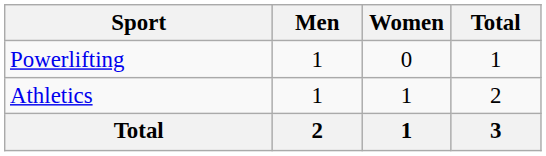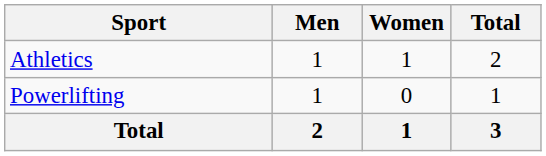rows swapped: (51, 95) <-> (67, 58)
